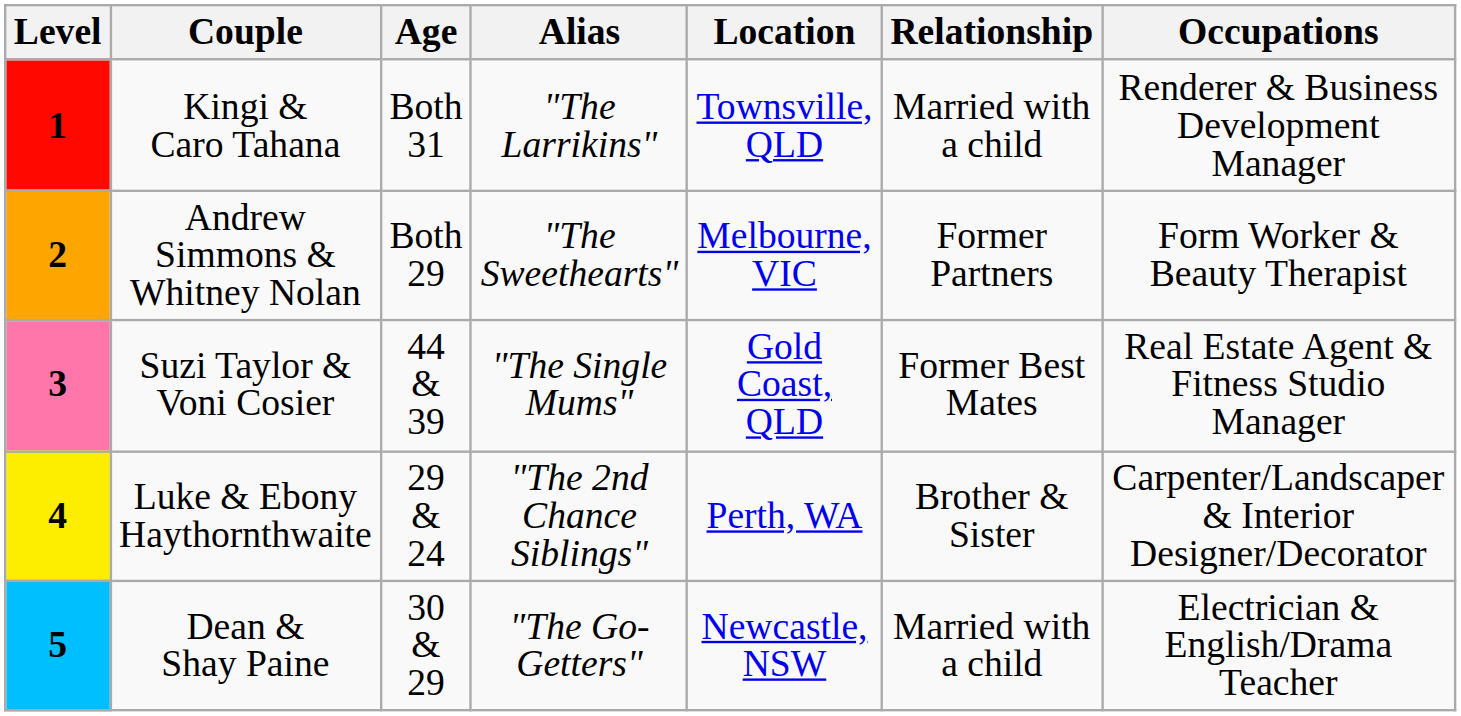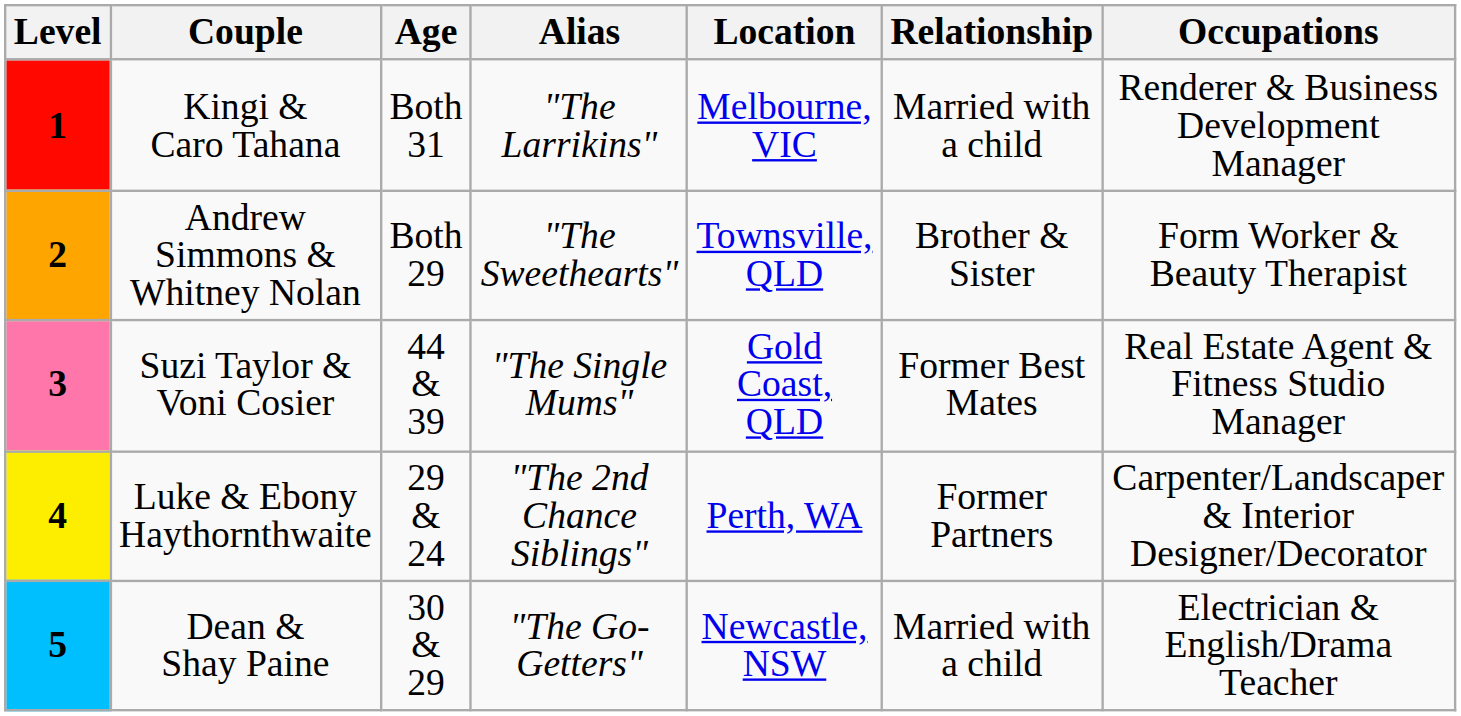(784, 124) Townsville, QLD -> (785, 124) Melbourne, VIC
(785, 254) Melbourne, VIC -> (784, 254) Townsville, QLD
(992, 254) Former Partners -> (992, 254) Brother & Sister
(992, 514) Brother & Sister -> (992, 514) Former Partners
